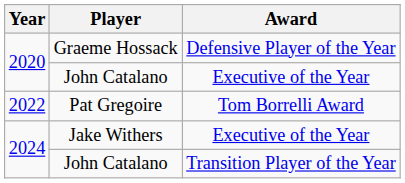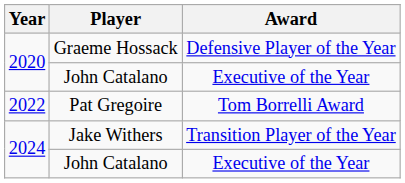(291, 134) Executive of the Year -> (291, 134) Transition Player of the Year
(291, 163) Transition Player of the Year -> (291, 163) Executive of the Year
